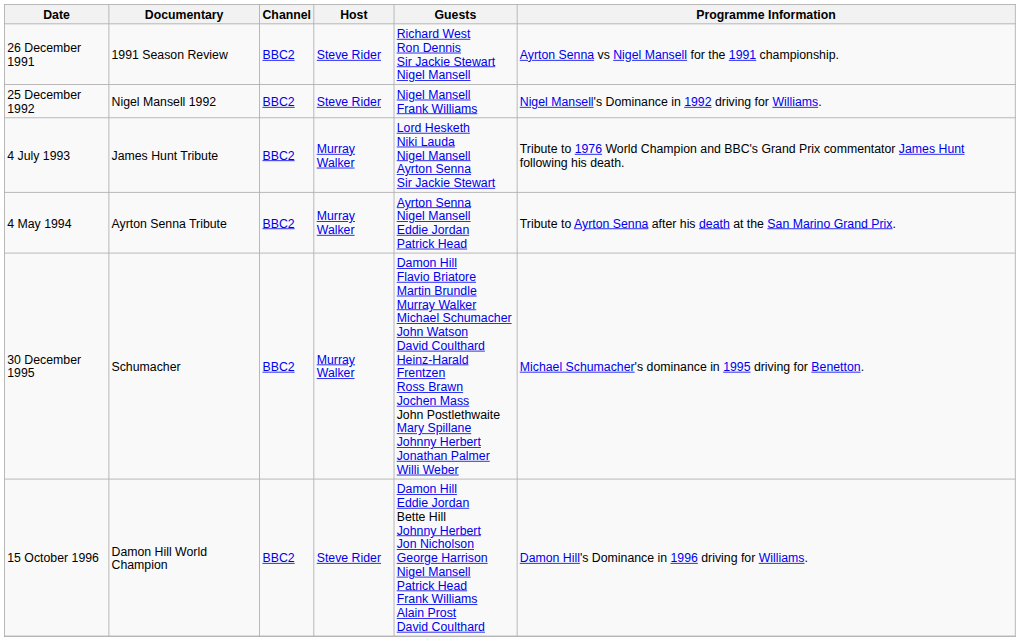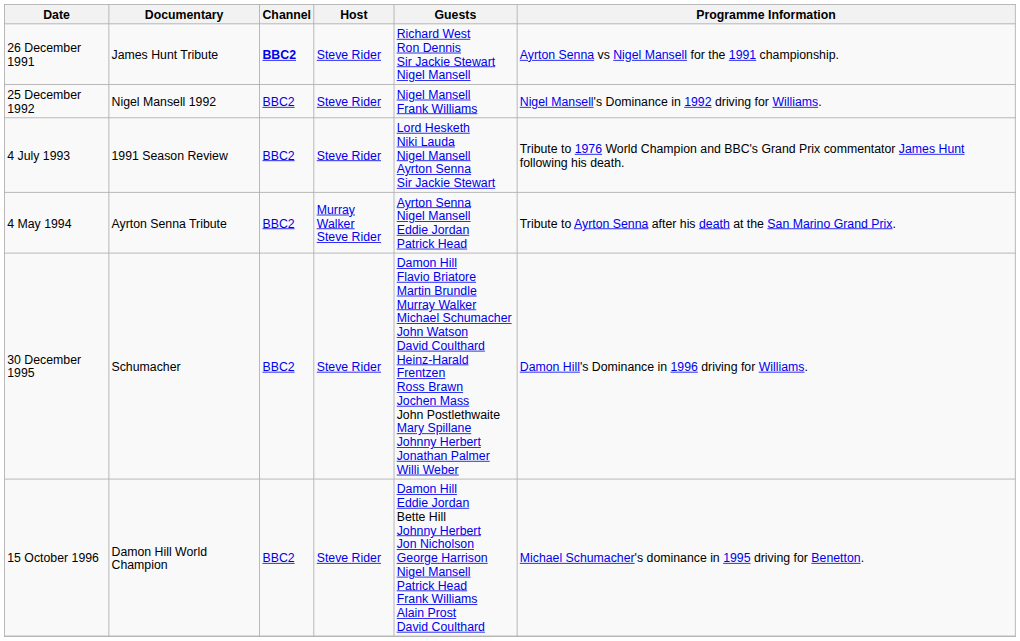(170, 54) 1991 Season Review -> (165, 54) James Hunt Tribute
(279, 54) normal -> (279, 54) bold
(165, 155) James Hunt Tribute -> (170, 155) 1991 Season Review
(336, 155) Murray Walker -> (349, 155) Steve Rider
(336, 223) Murray Walker -> (349, 223) Murray Walker Steve Rider
(336, 367) Murray Walker -> (349, 367) Steve Rider
(692, 367) Michael Schumacher's dominance in 1995 driving for Benetton. -> (664, 367) Damon Hill's Dominance in 1996 driving for Williams.
(664, 558) Damon Hill's Dominance in 1996 driving for Williams. -> (692, 558) Michael Schumacher's dominance in 1995 driving for Benetton.
